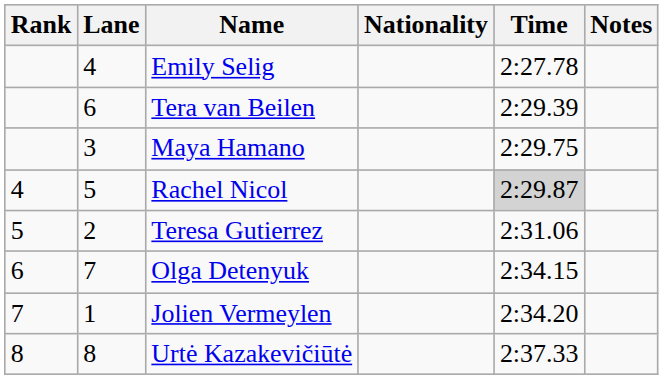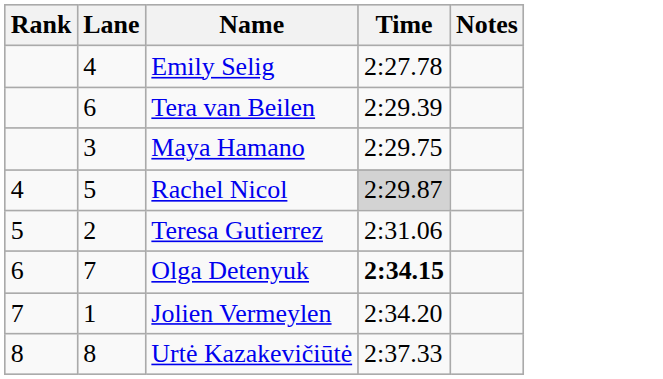- column: (426, 25)
(539, 271) normal -> (404, 271) bold
